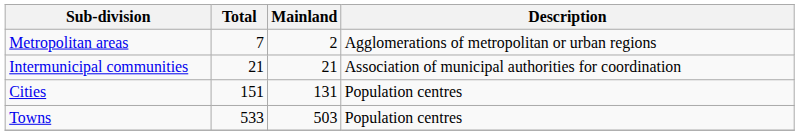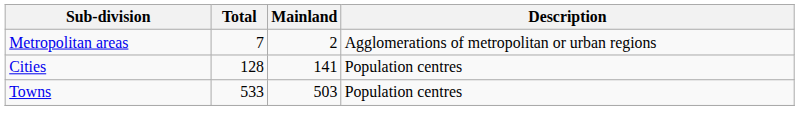- row: (99, 67)
(252, 92) 151 -> (252, 67) 128
(325, 92) 131 -> (325, 67) 141
